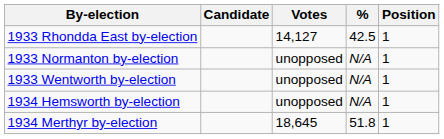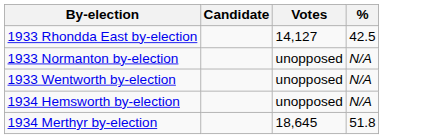- column: (409, 15)
